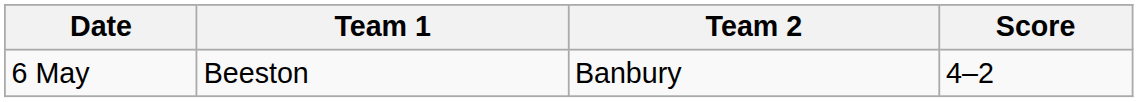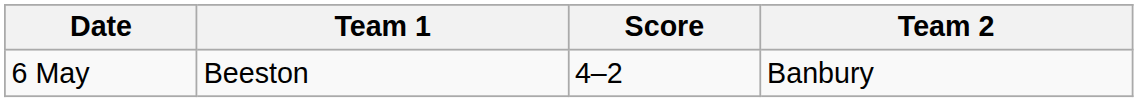columns swapped: (754, 27) <-> (1036, 27)
